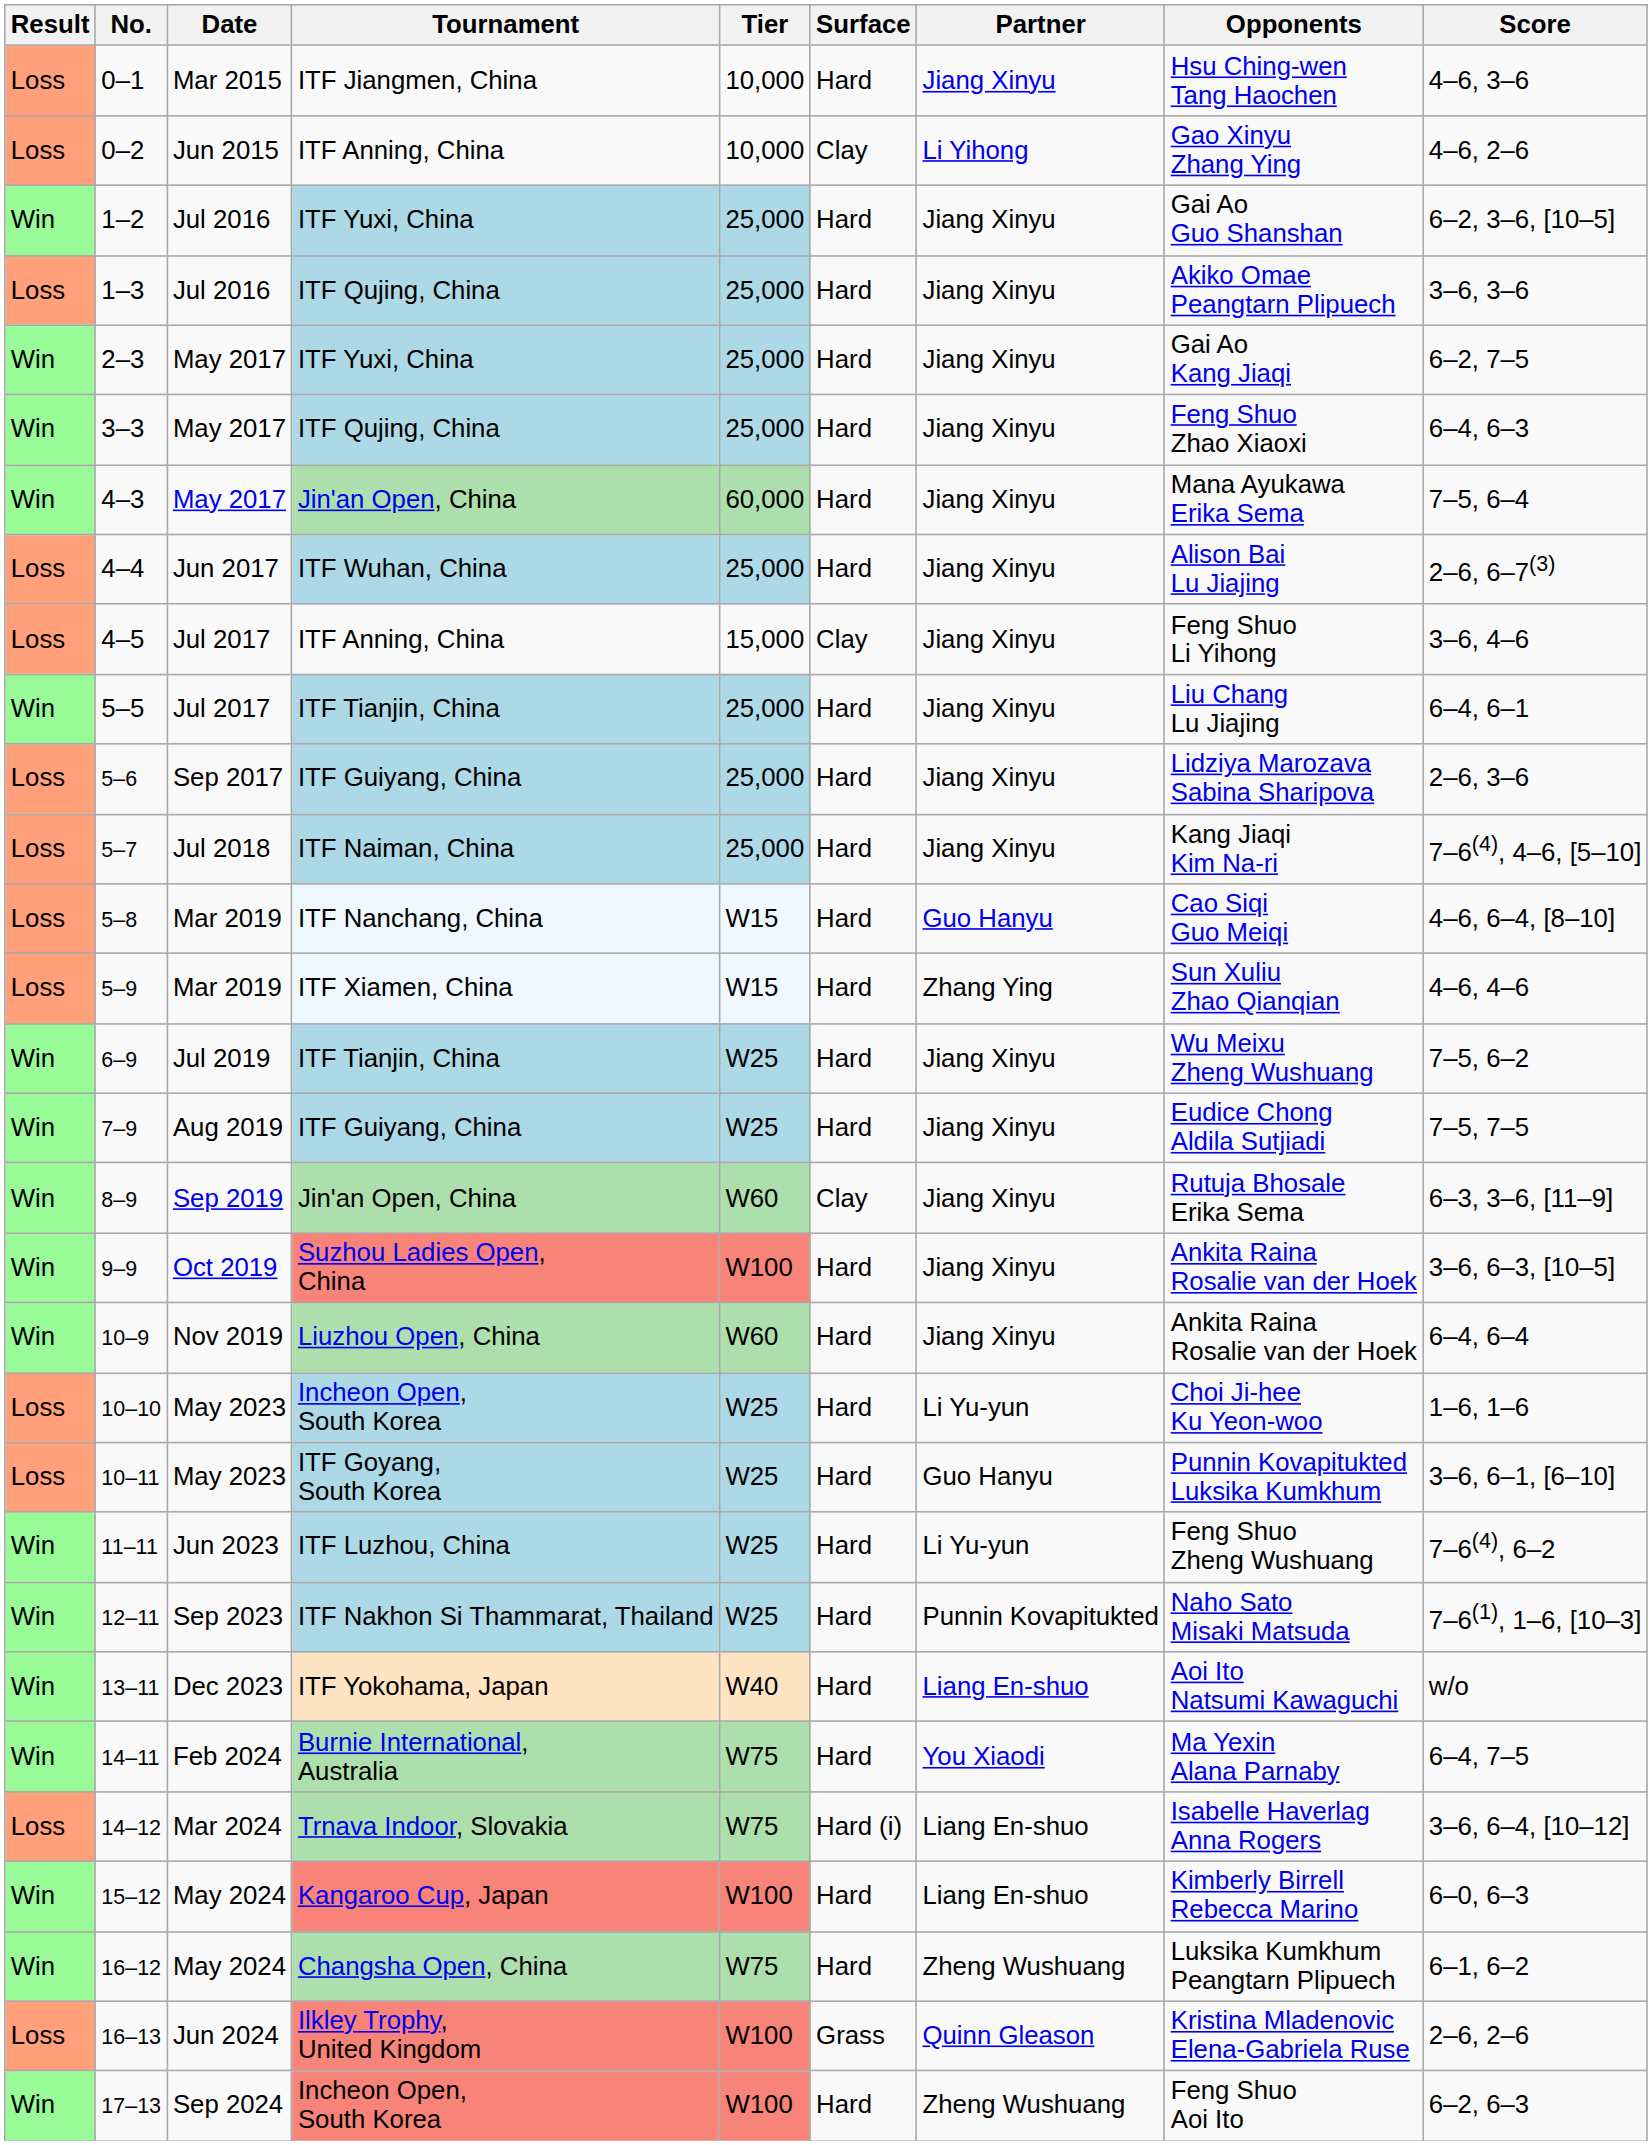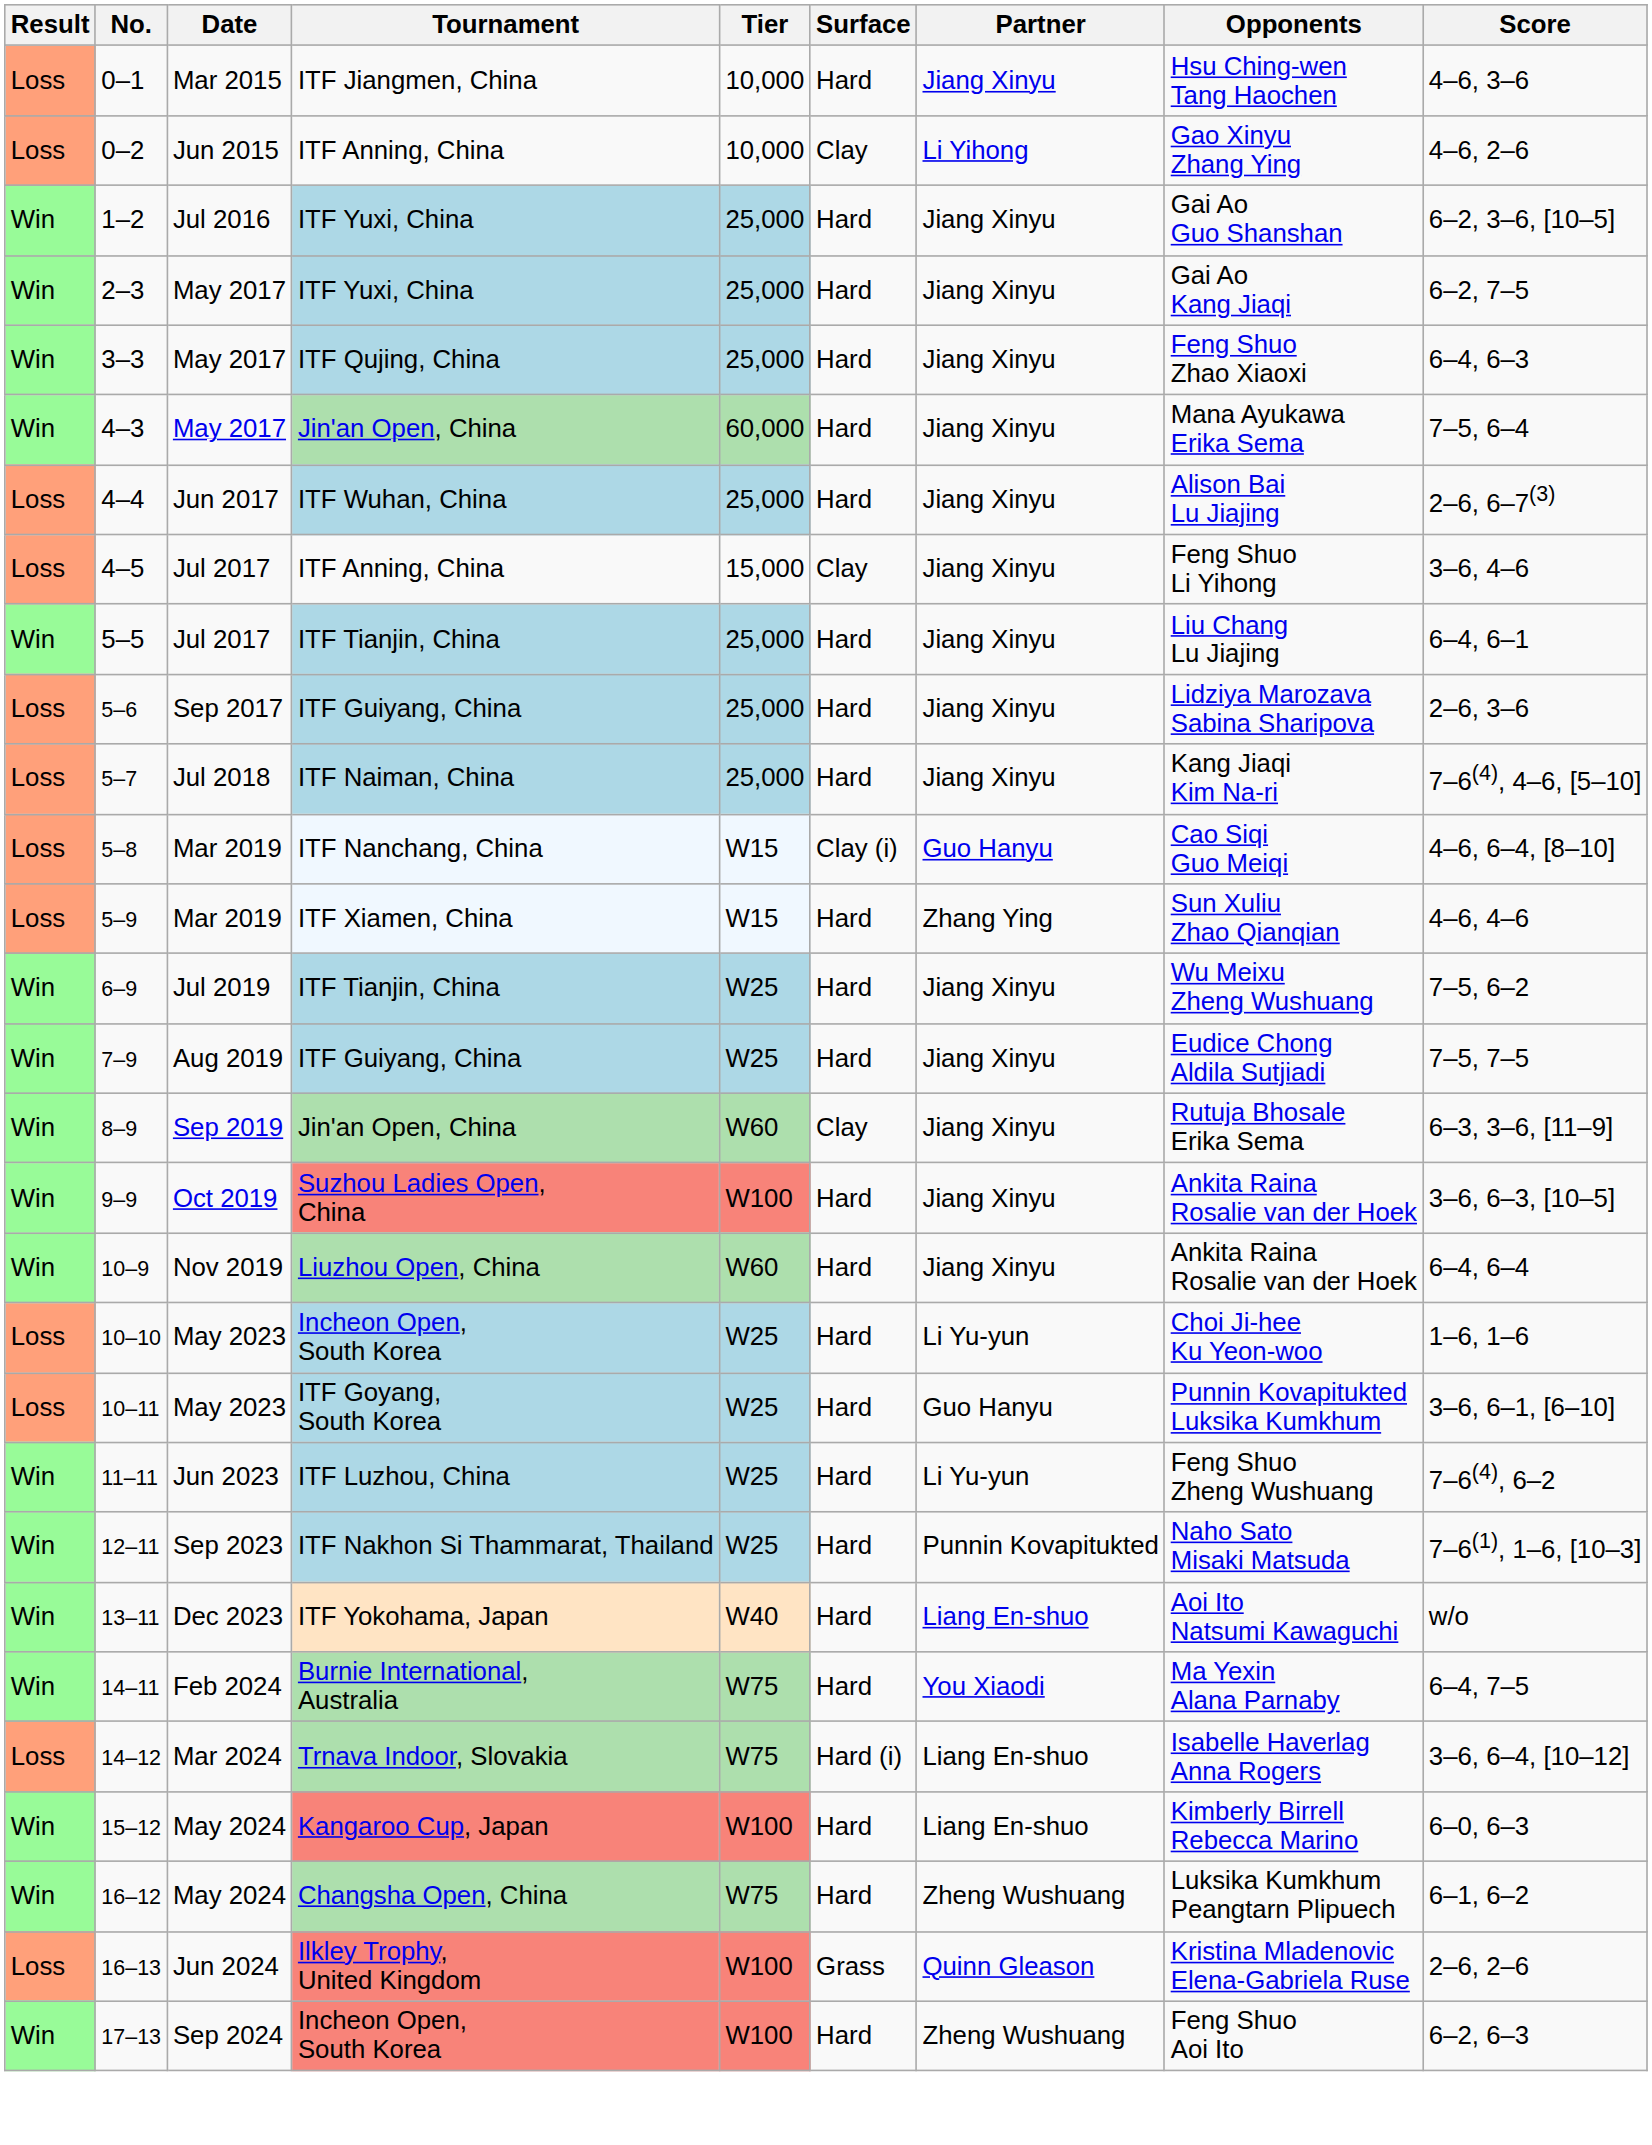- row: (123, 289)
(844, 918) Hard -> (857, 848) Clay (i)
